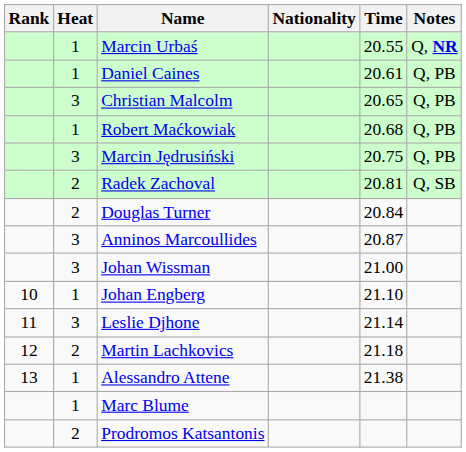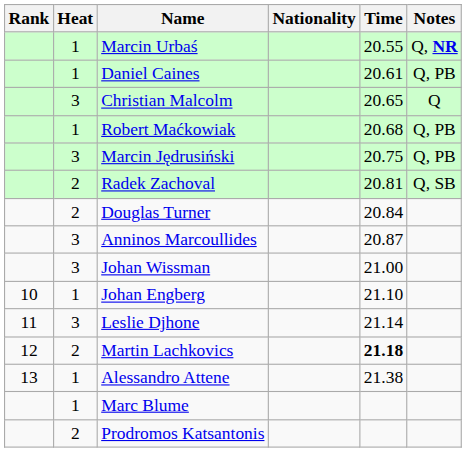(434, 101) Q, PB -> (434, 101) Q
(383, 350) normal -> (383, 350) bold
